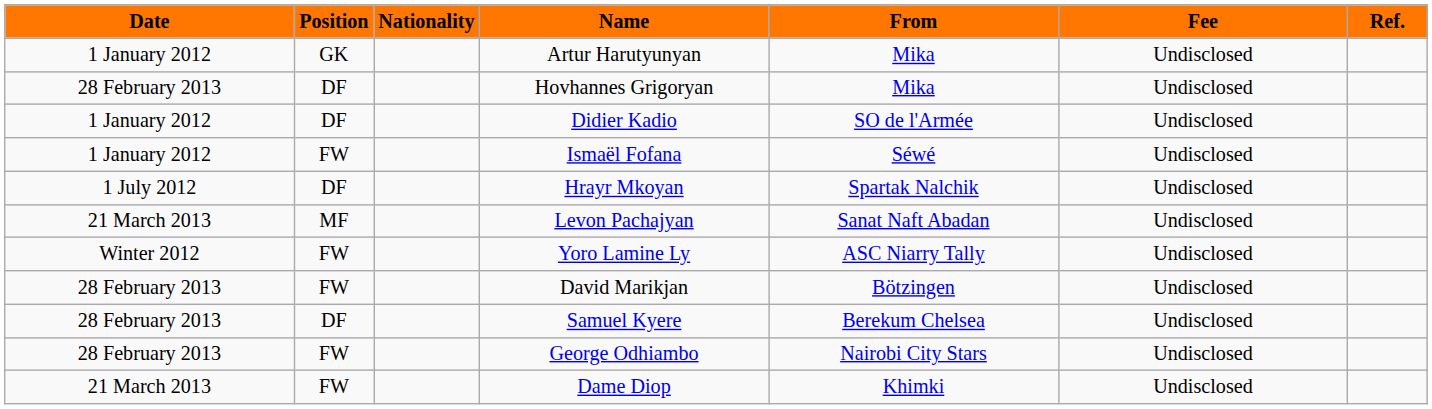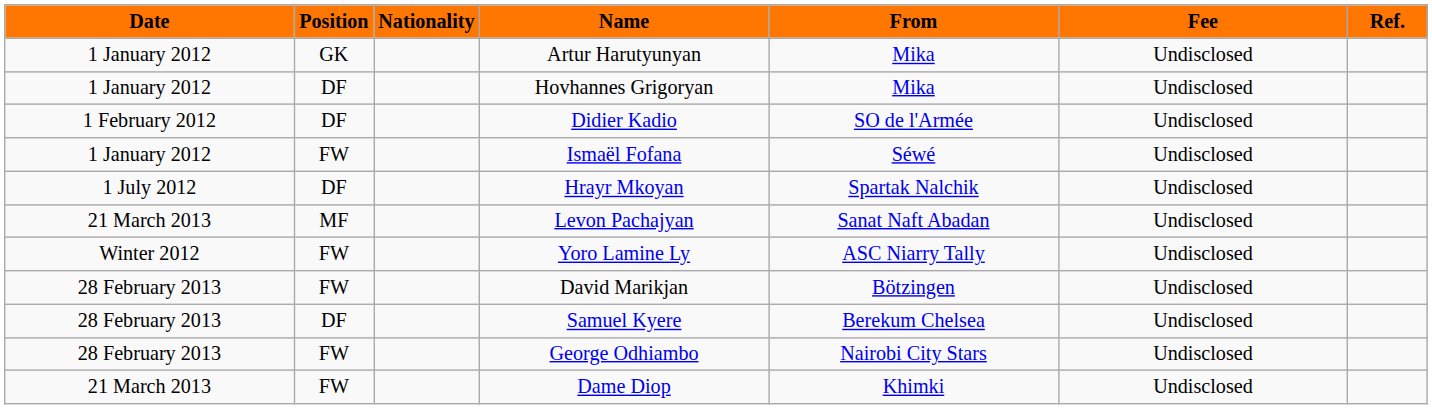(149, 88) 28 February 2013 -> (149, 88) 1 January 2012
(149, 121) 1 January 2012 -> (149, 121) 1 February 2012
